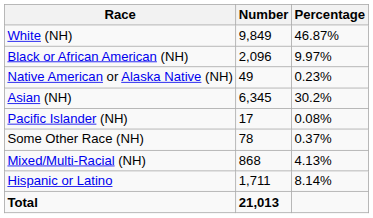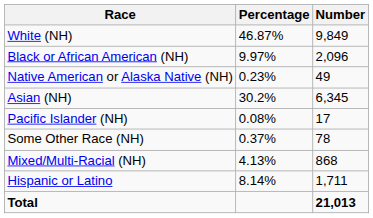columns swapped: (264, 14) <-> (330, 14)
